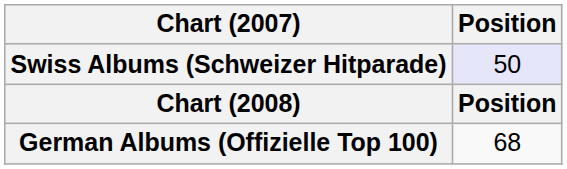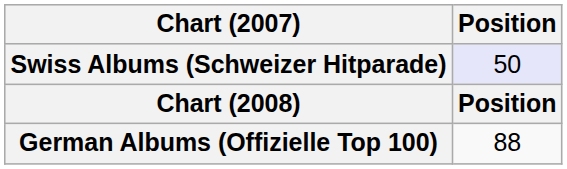(507, 143) 68 -> (507, 143) 88
